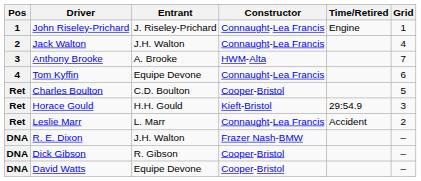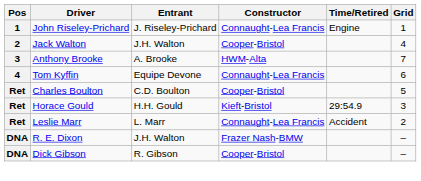(273, 44) Connaught-Lea Francis -> (253, 44) Cooper-Bristol
- row: (59, 169)
